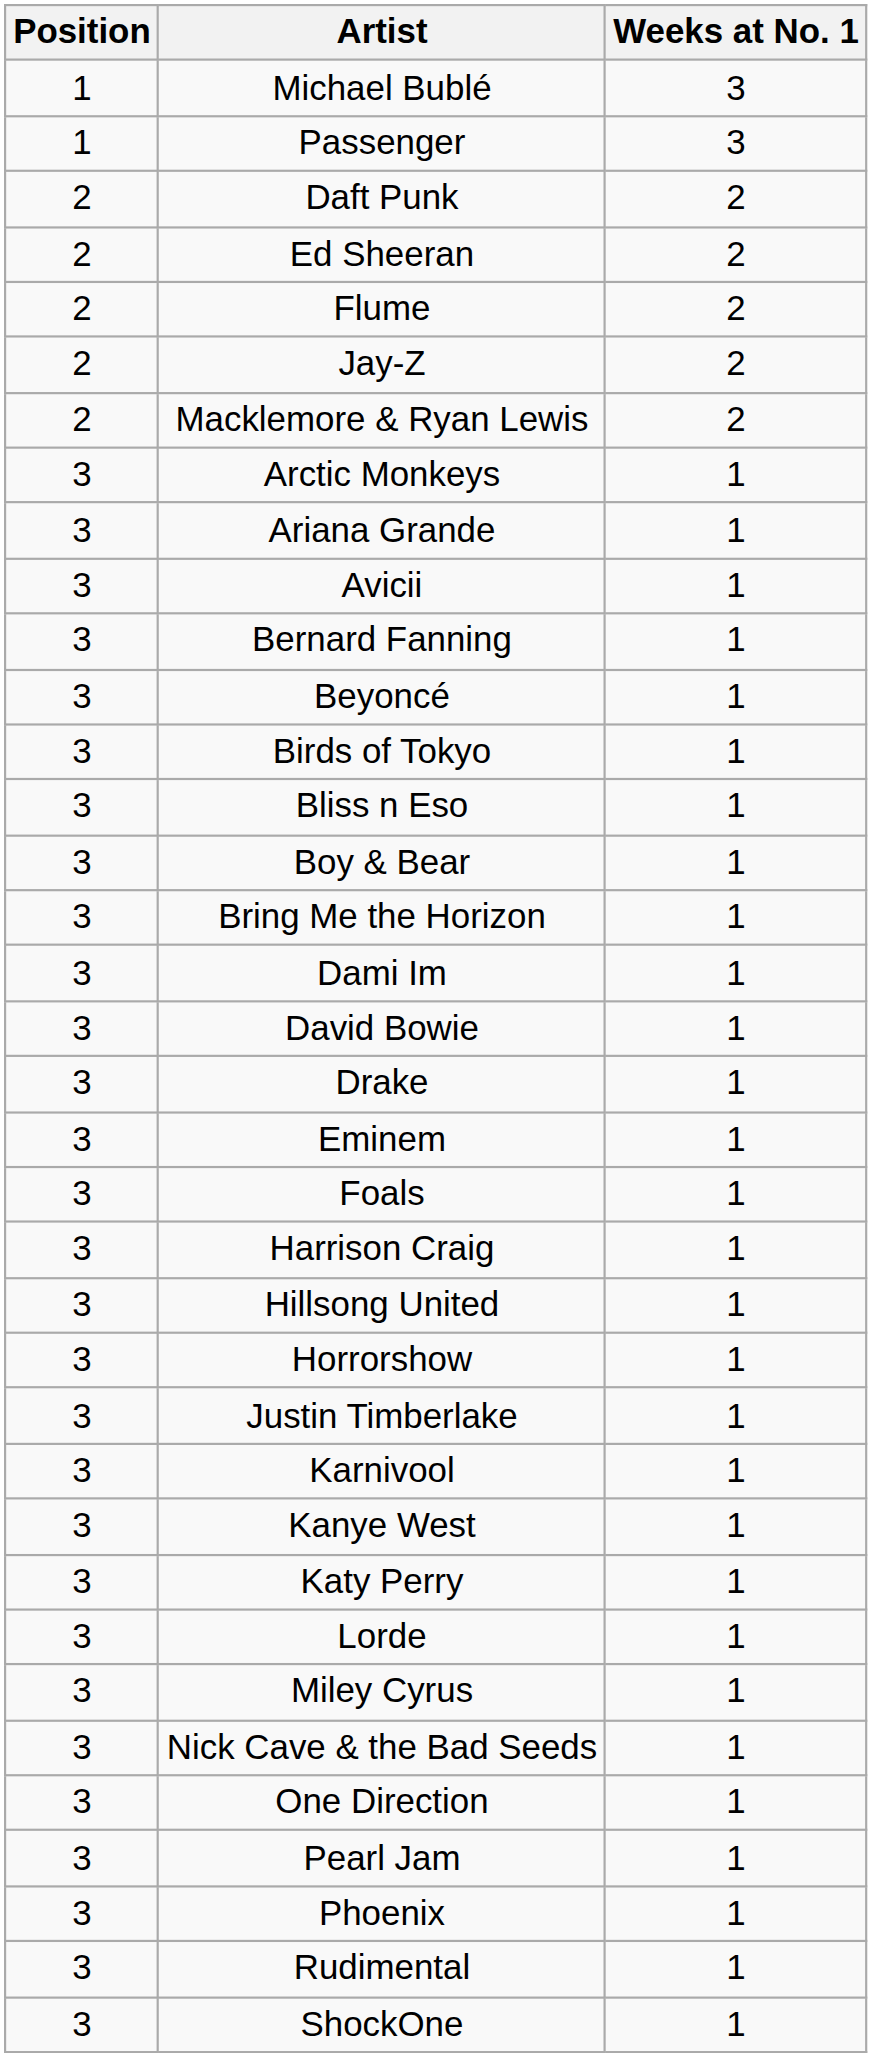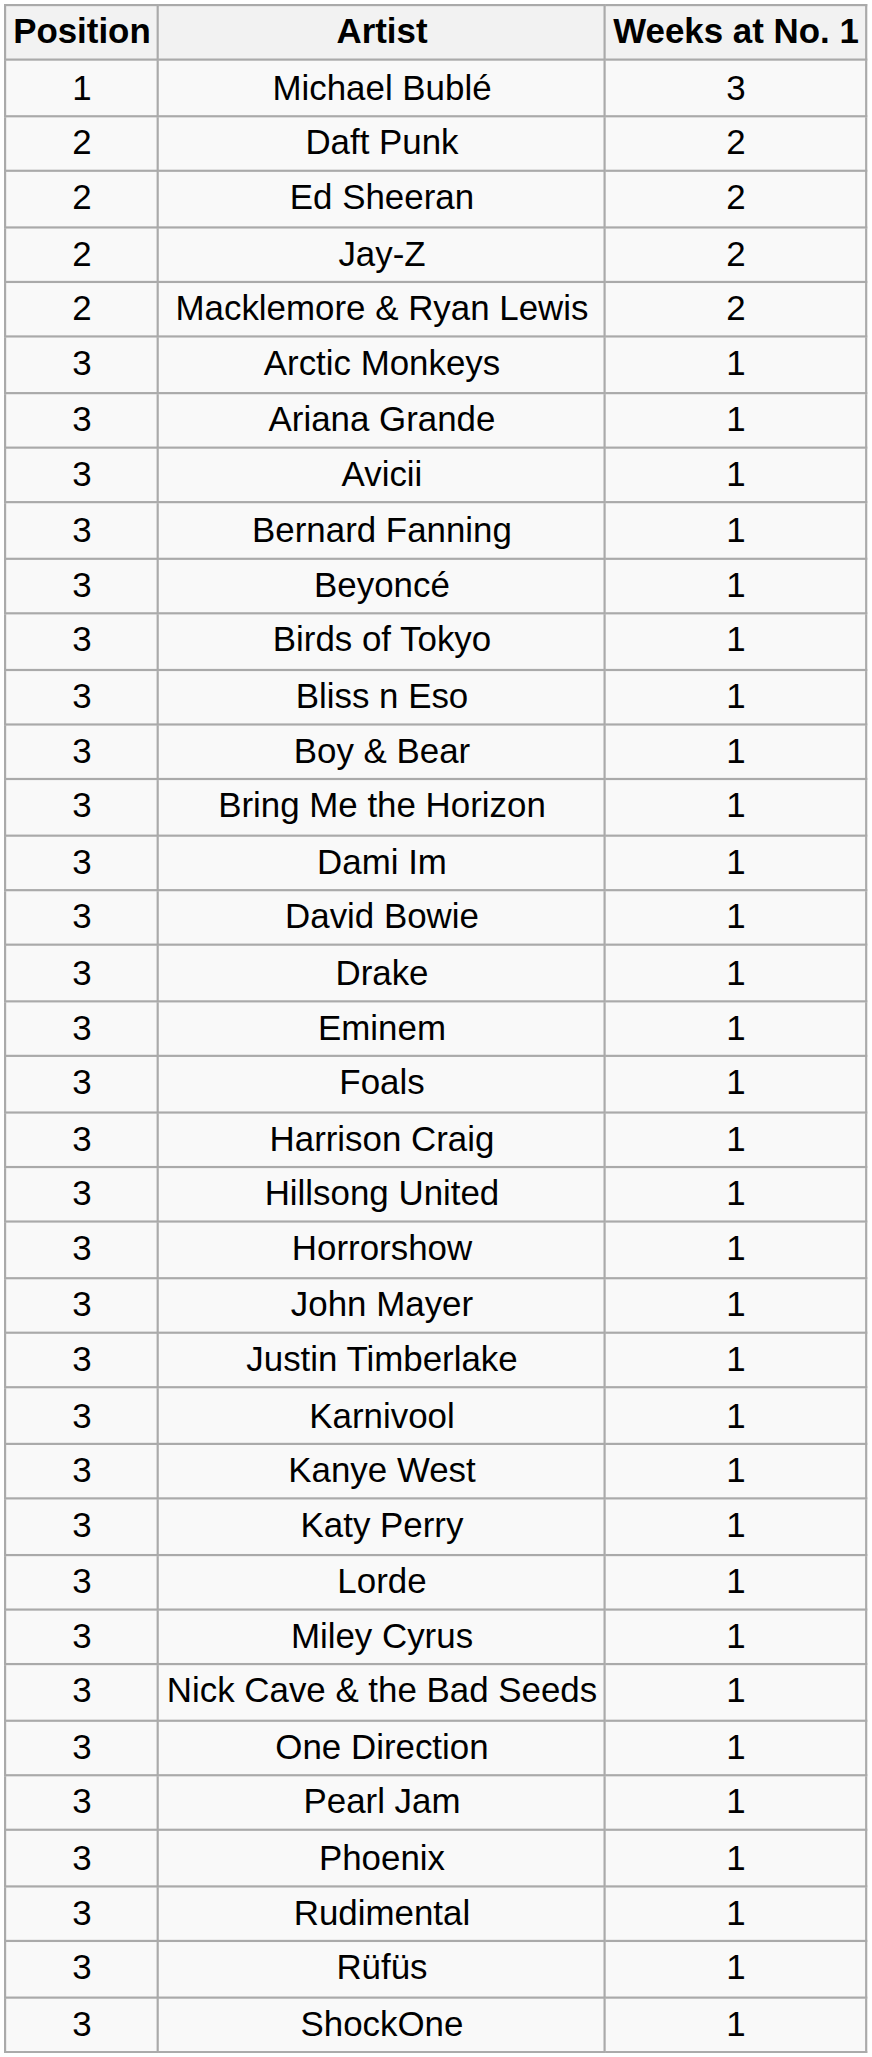- row: (382, 142)
- row: (382, 308)
+ row: (382, 1304)
+ row: (382, 1968)
